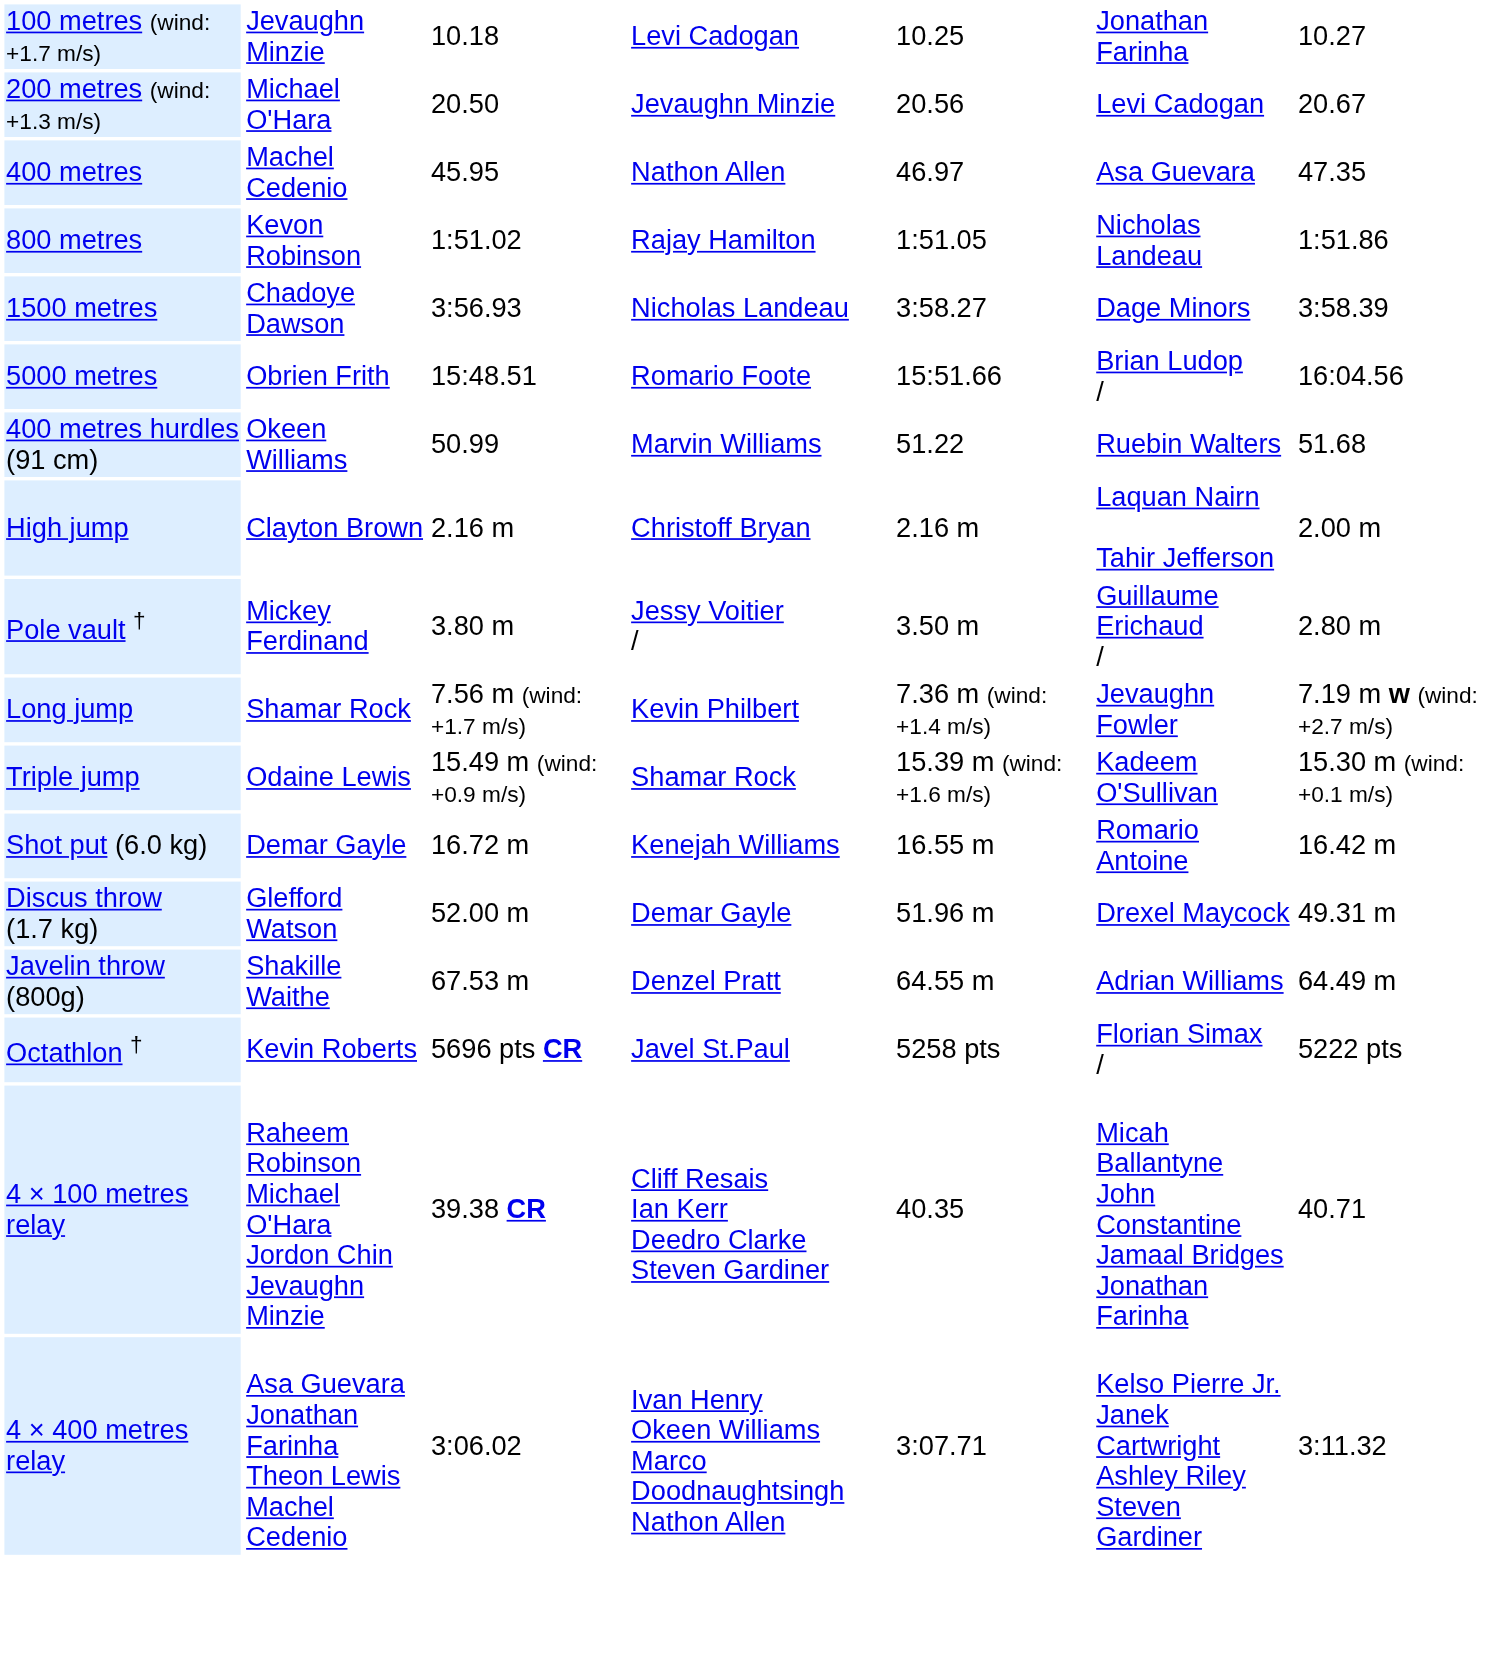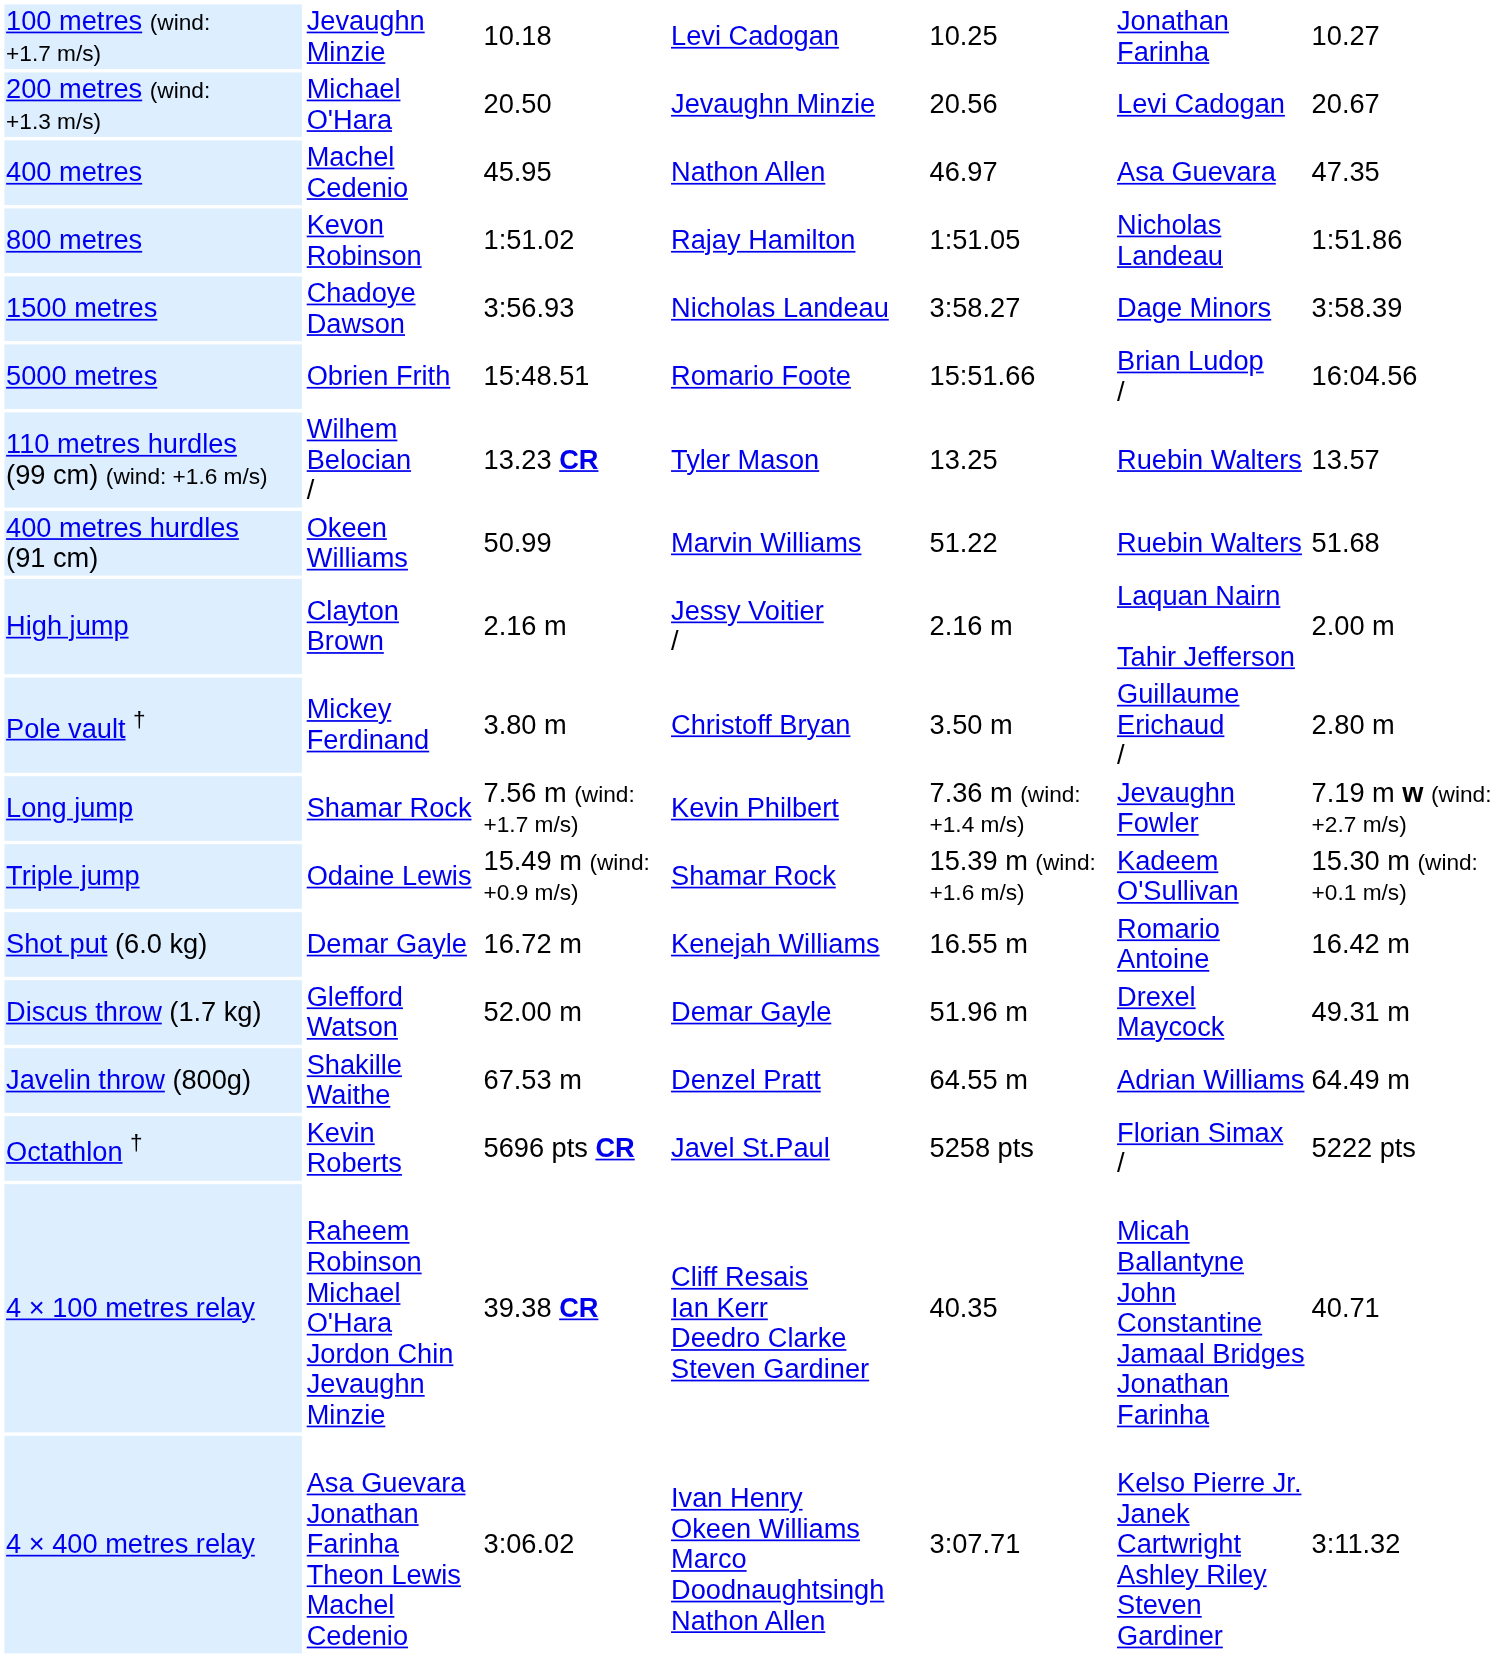+ row: (137, 459)
(721, 527) Christoff Bryan -> (747, 626) Jessy Voitier /
(707, 626) Jessy Voitier / -> (761, 724) Christoff Bryan
